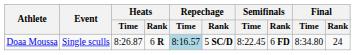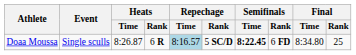(251, 42) normal -> (252, 42) bold
(338, 42) 24 -> (338, 42) 25
